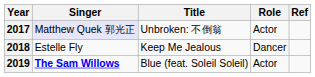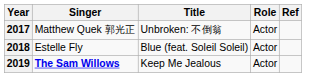(85, 29) lavender background -> (85, 29) no background
(181, 47) Keep Me Jealous -> (194, 47) Blue (feat. Soleil Soleil)
(270, 47) Dancer -> (265, 47) Actor
(194, 64) Blue (feat. Soleil Soleil) -> (181, 64) Keep Me Jealous
